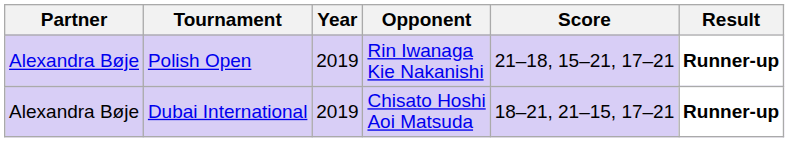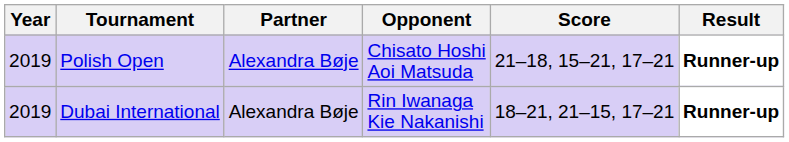columns swapped: (337, 20) <-> (74, 20)
(426, 61) Rin Iwanaga Kie Nakanishi -> (427, 61) Chisato Hoshi Aoi Matsuda
(427, 112) Chisato Hoshi Aoi Matsuda -> (426, 112) Rin Iwanaga Kie Nakanishi
